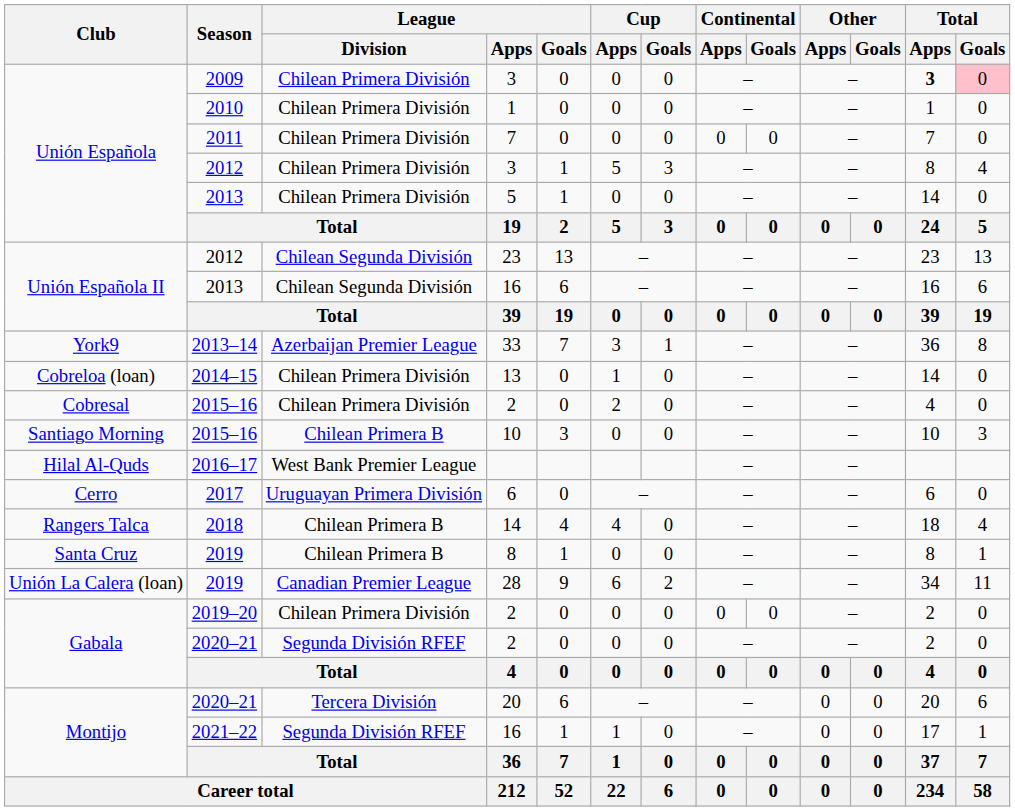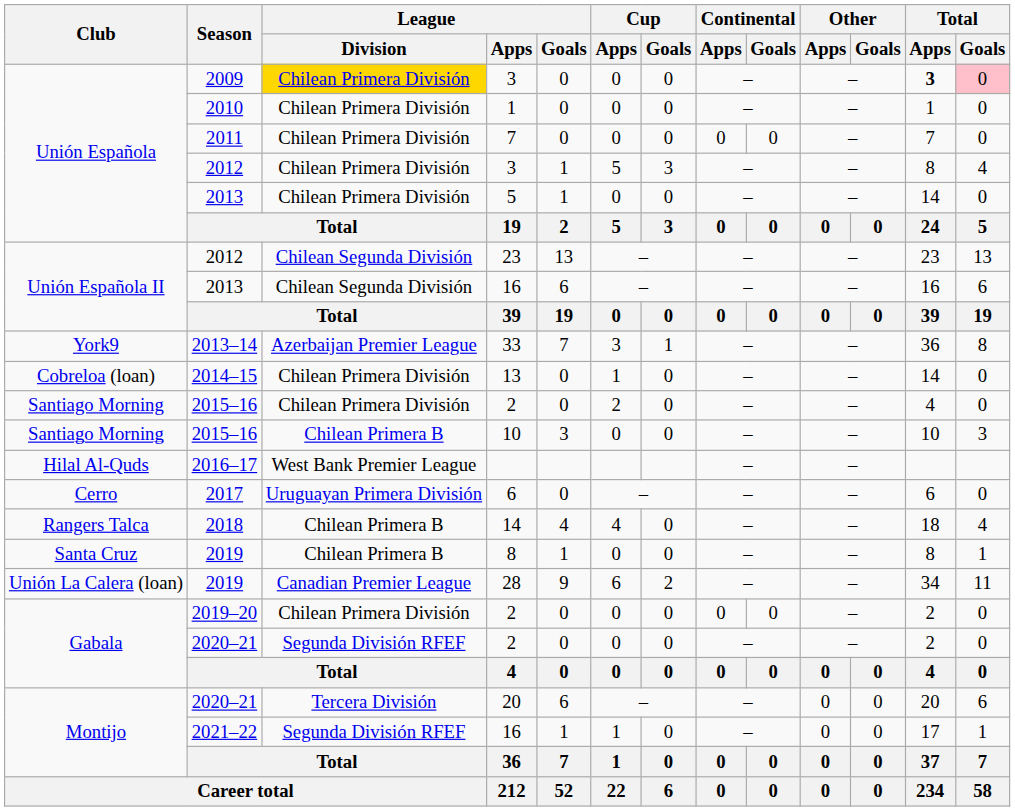(374, 78) no background -> (374, 78) gold background
(96, 405) Cobresal -> (96, 405) Santiago Morning
